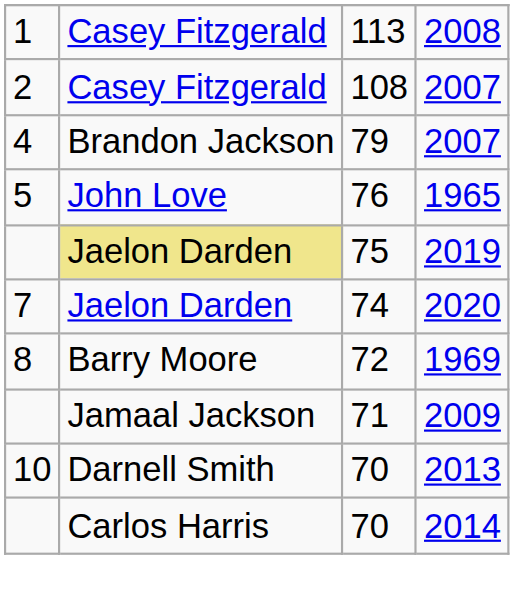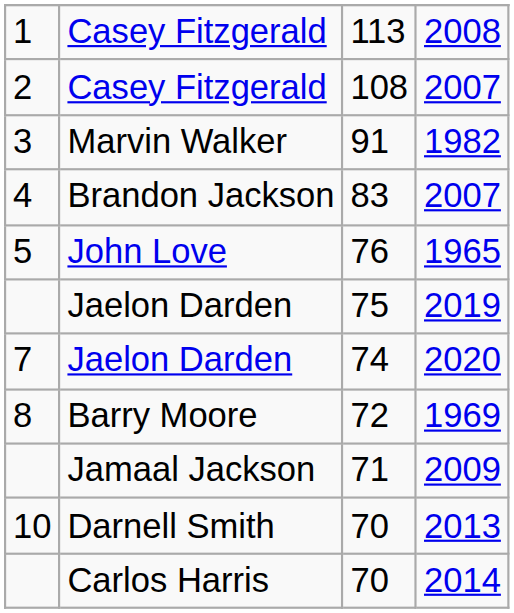+ row: (23, 141)
(370, 141) 79 -> (370, 196) 83
(180, 251) khaki background -> (180, 305) no background
